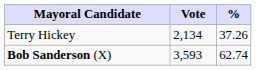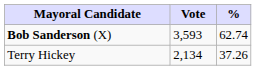rows swapped: (59, 55) <-> (41, 34)
